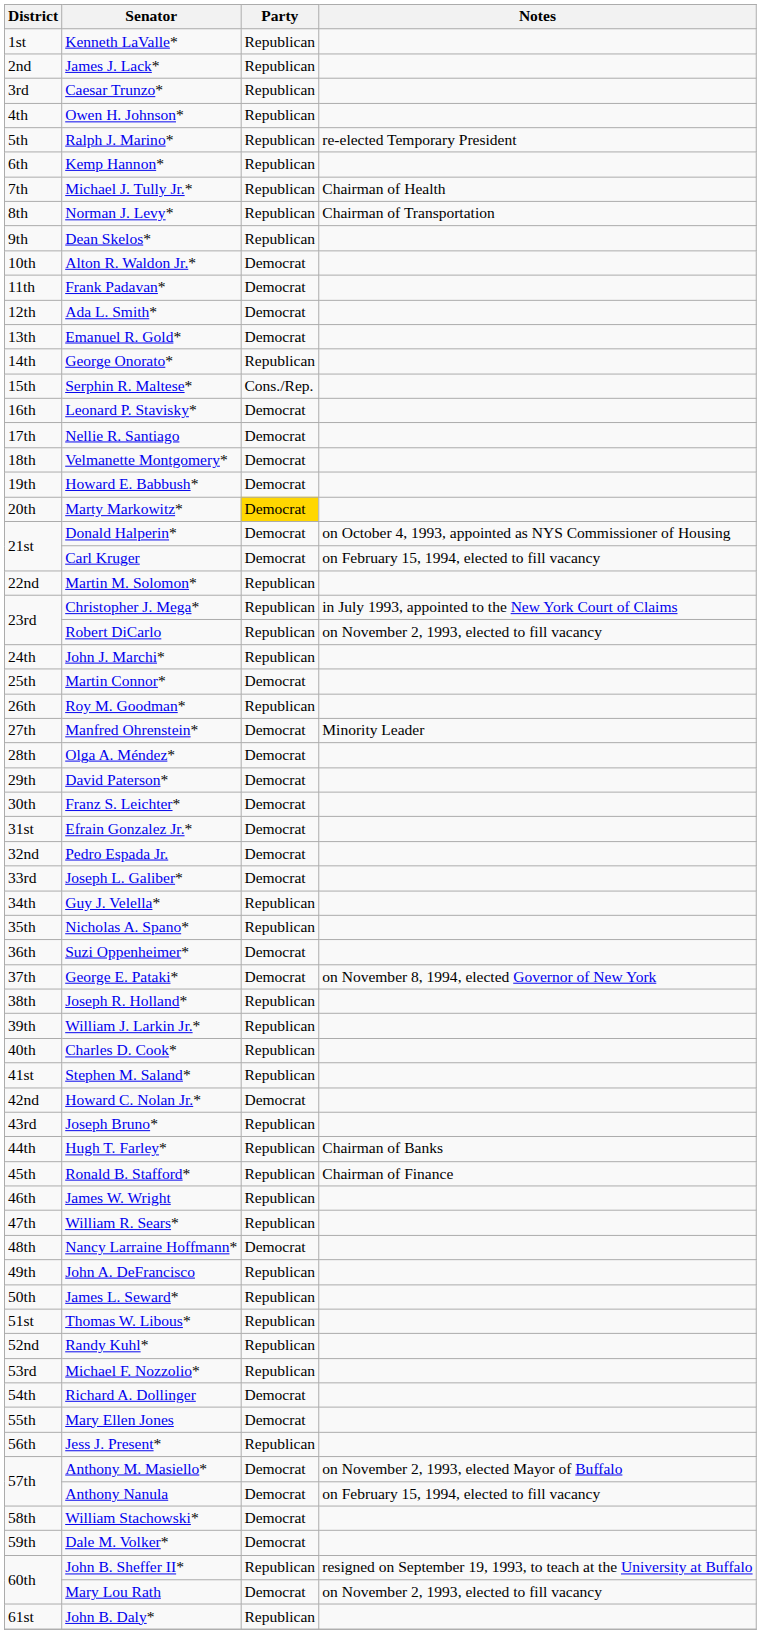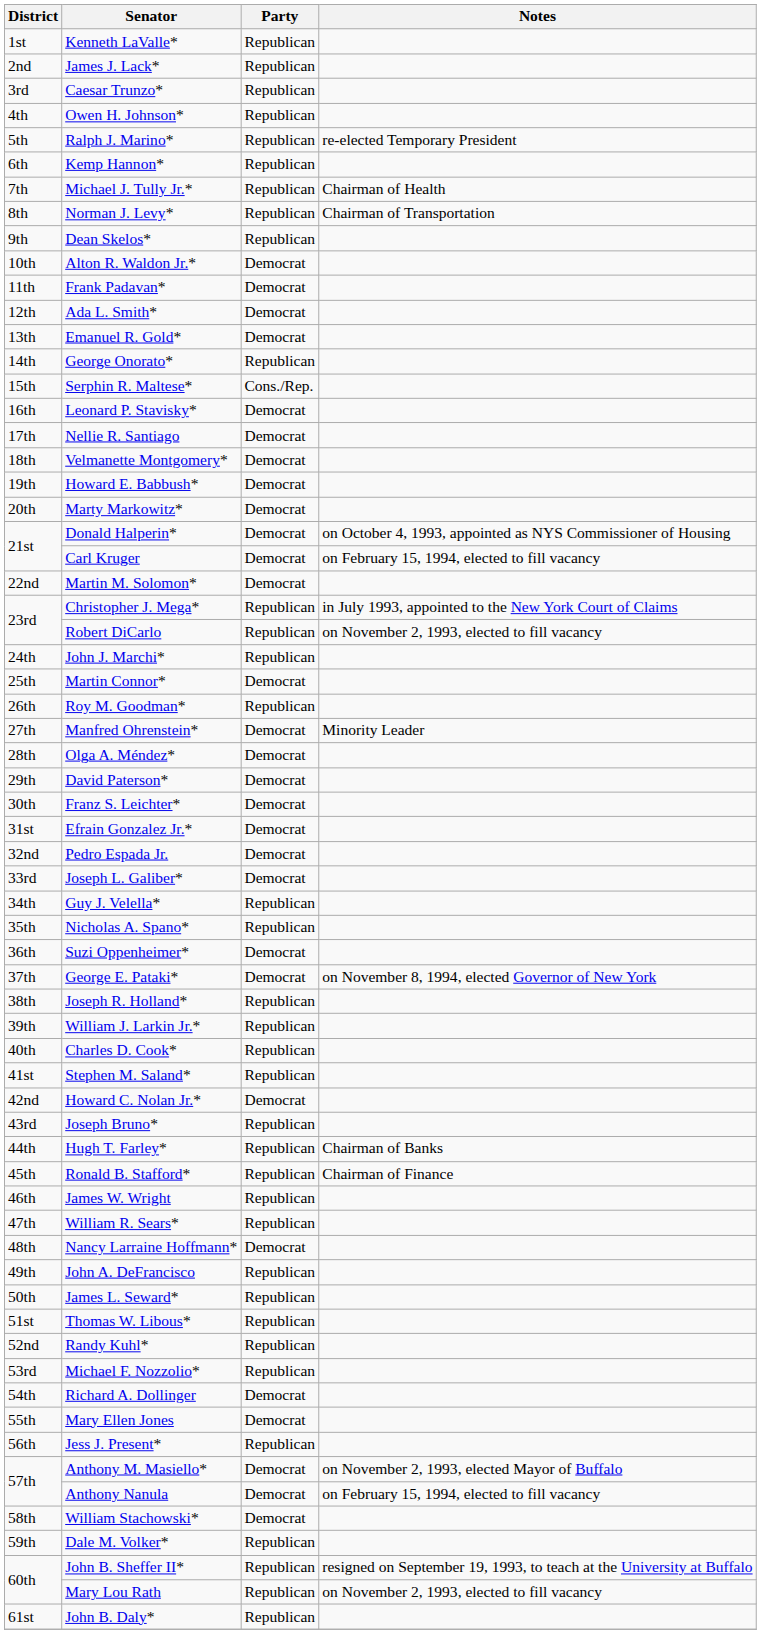(275, 509) gold background -> (275, 509) no background
(280, 582) Republican -> (275, 582) Democrat
(275, 1542) Democrat -> (280, 1542) Republican
(275, 1592) Democrat -> (280, 1592) Republican
